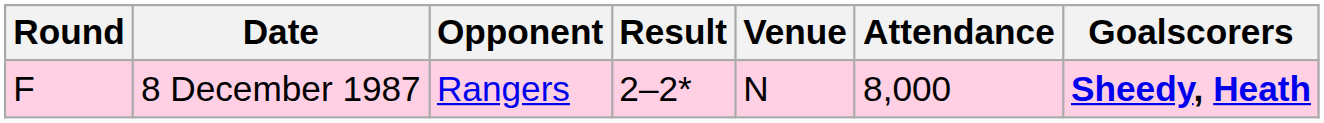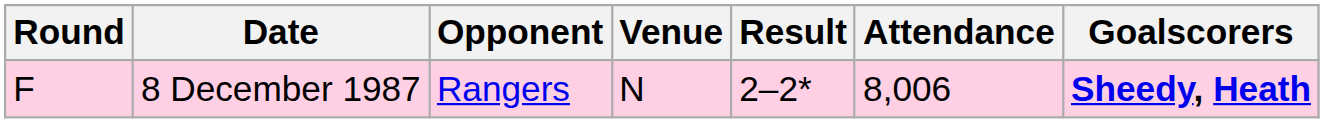columns swapped: (795, 32) <-> (673, 32)
(907, 88) 8,000 -> (907, 88) 8,006
